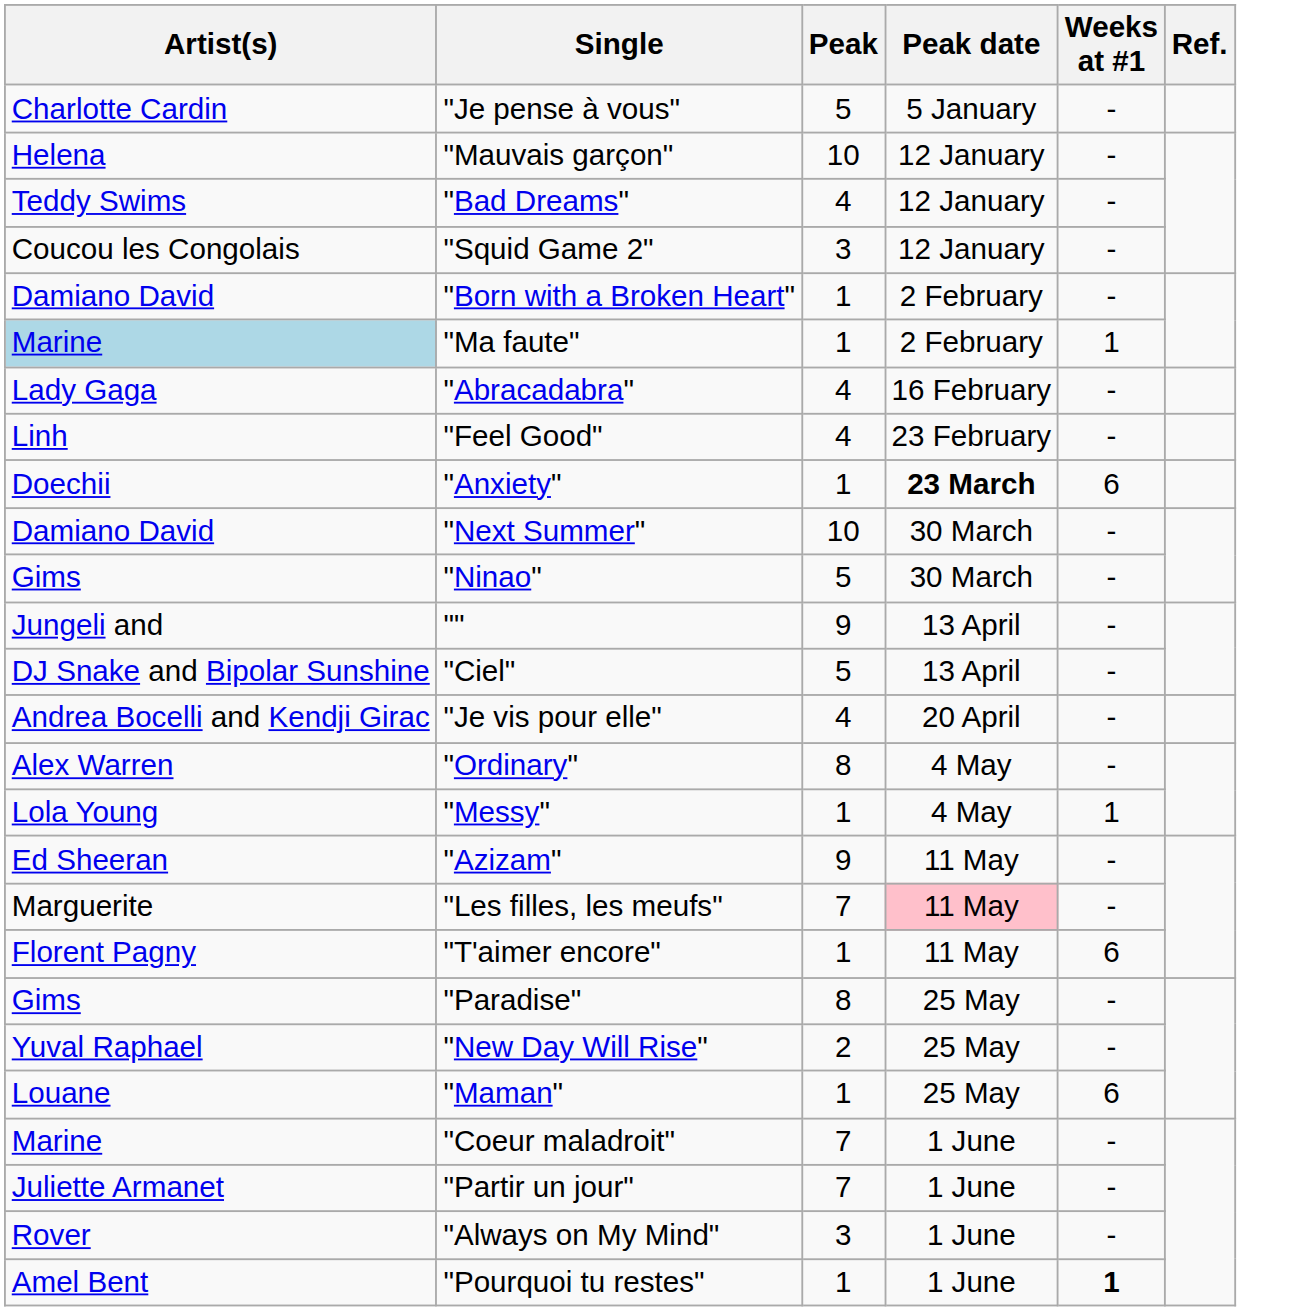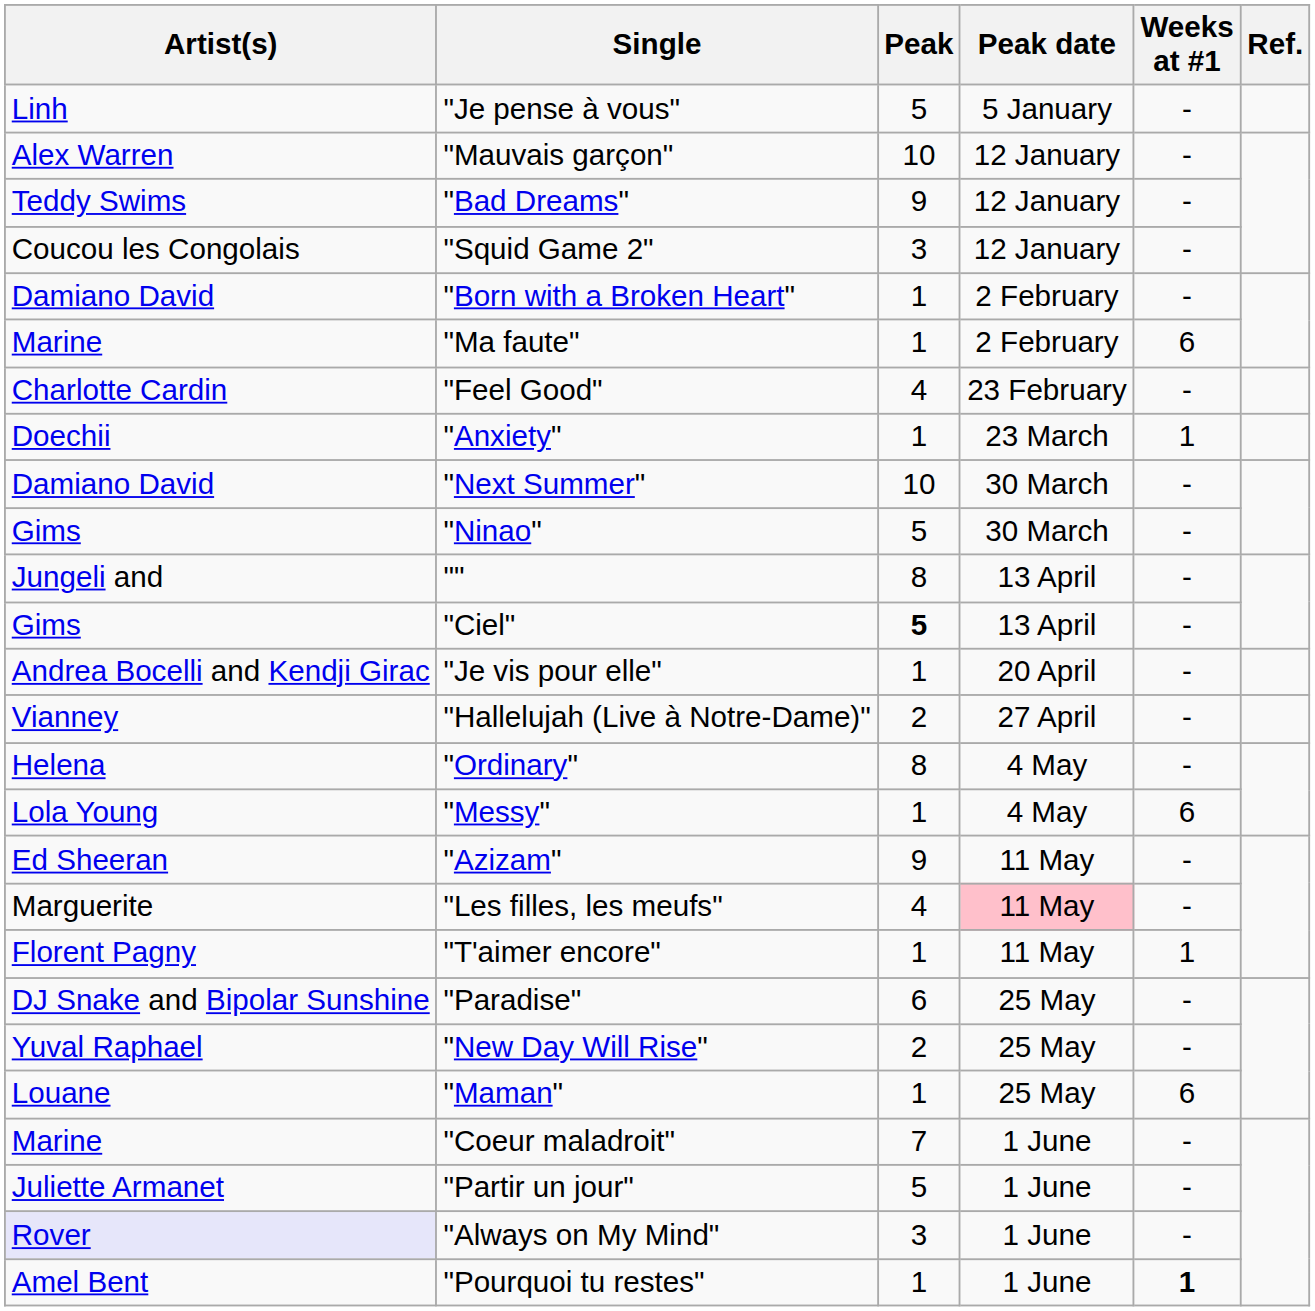(120, 108) Charlotte Cardin -> (40, 108) Linh
(59, 155) Helena -> (93, 155) Alex Warren
(843, 202) 4 -> (919, 202) 9
(57, 342) lightblue background -> (57, 342) no background
(1111, 342) 1 -> (1187, 342) 6
- row: (539, 389)
(40, 436) Linh -> (120, 389) Charlotte Cardin
(971, 483) bold -> (1047, 436) normal
(1111, 483) 6 -> (1187, 436) 1
(843, 624) 9 -> (919, 577) 8
(221, 671) DJ Snake and Bipolar Sunshine -> (46, 624) Gims
(843, 671) normal -> (919, 624) bold
(843, 718) 4 -> (919, 671) 1
+ row: (657, 718)
(93, 765) Alex Warren -> (59, 765) Helena
(1111, 812) 1 -> (1187, 812) 6
(843, 906) 7 -> (919, 906) 4
(1111, 953) 6 -> (1187, 953) 1
(46, 1000) Gims -> (221, 1000) DJ Snake and Bipolar Sunshine
(843, 1000) 8 -> (919, 1000) 6
(843, 1187) 7 -> (919, 1187) 5
(51, 1234) no background -> (51, 1234) lavender background
